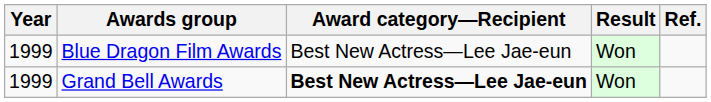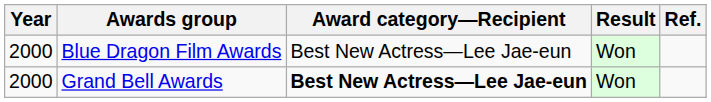(31, 50) 1999 -> (31, 50) 2000
(31, 81) 1999 -> (31, 81) 2000
